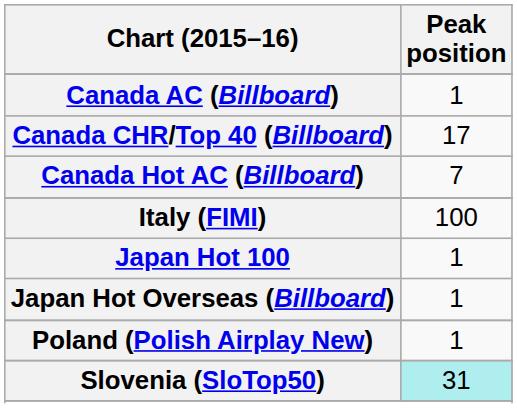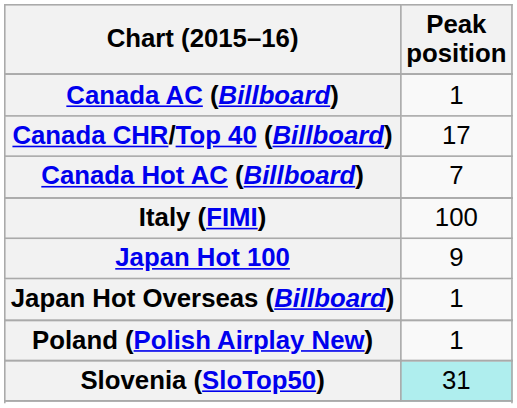(456, 258) 1 -> (456, 258) 9
